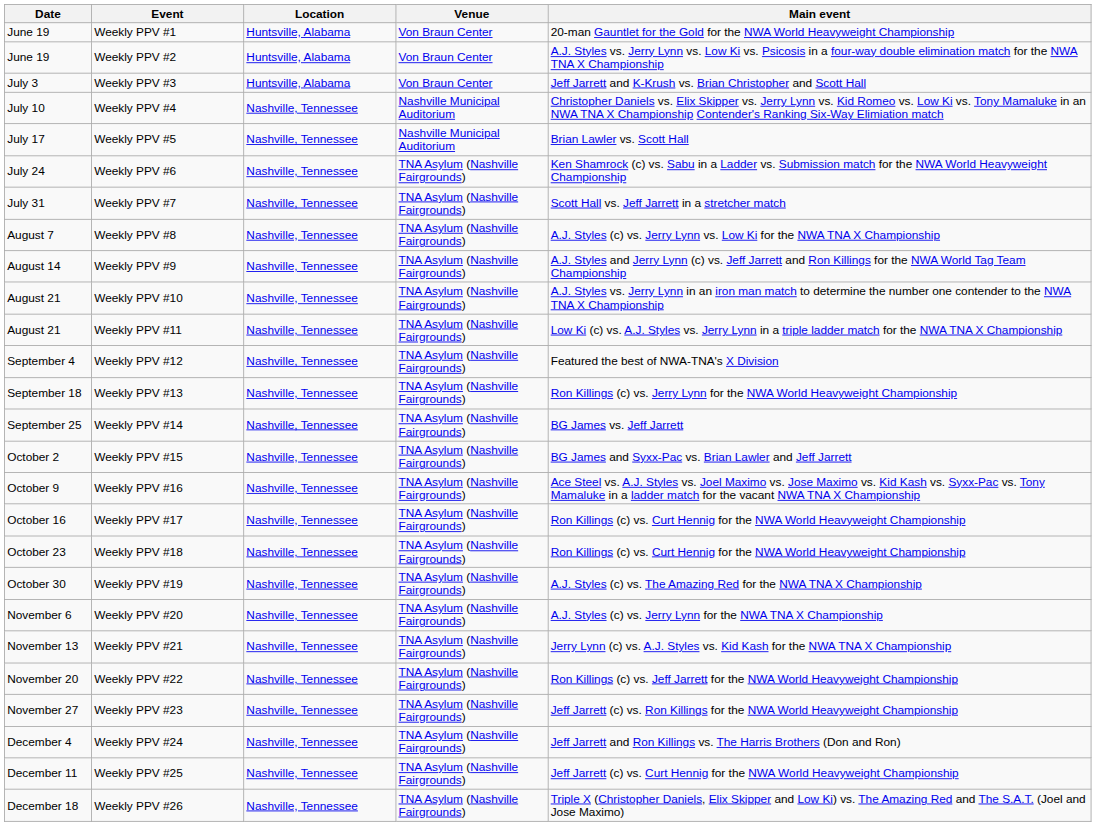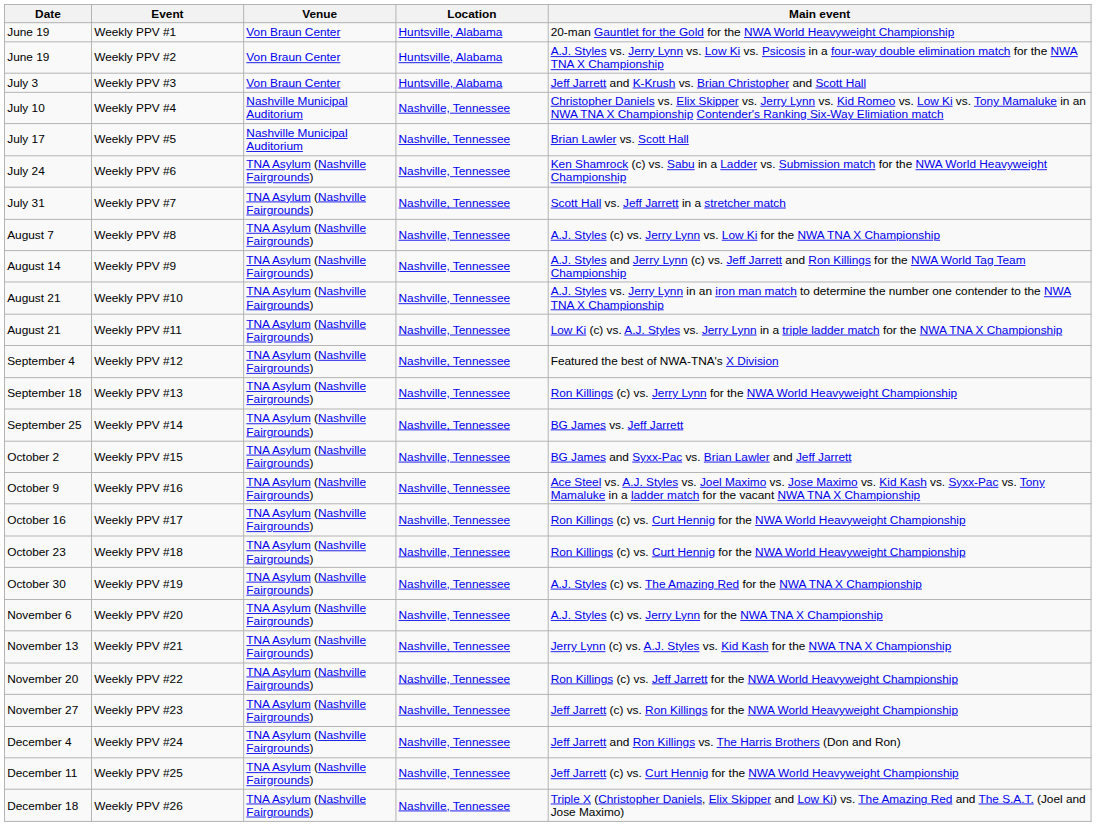columns swapped: (472, 13) <-> (320, 13)
